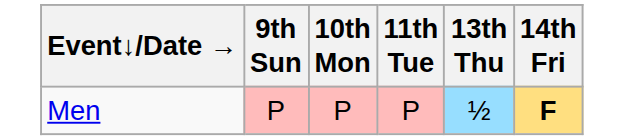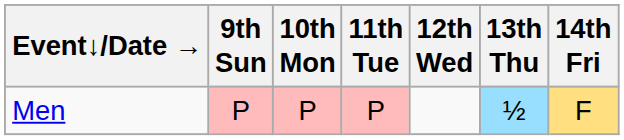+ column: (445, 46)
(548, 110) bold -> (583, 110) normal
